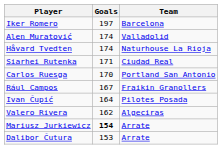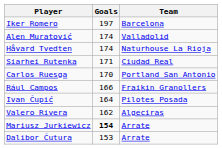(106, 87) 167 -> (106, 87) 166
